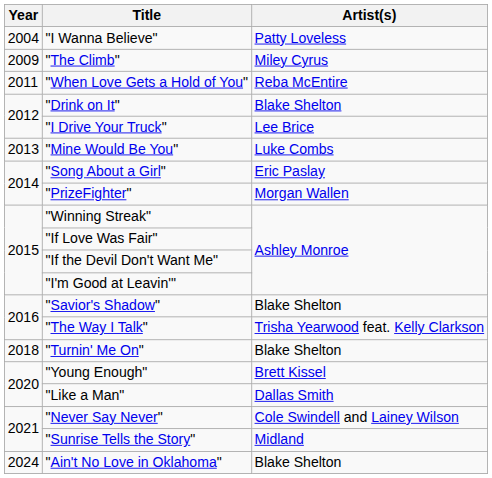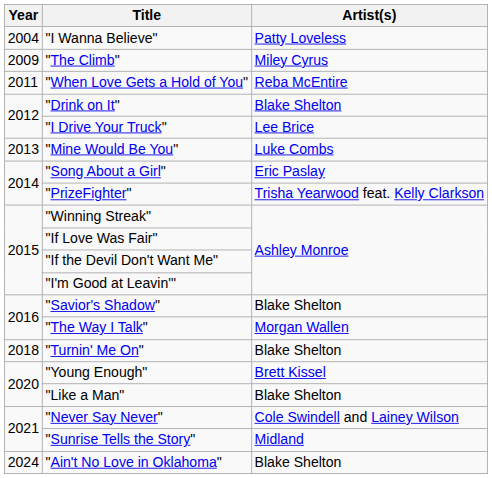(302, 194) Morgan Wallen -> (369, 194) Trisha Yearwood feat. Kelly Clarkson
(369, 328) Trisha Yearwood feat. Kelly Clarkson -> (302, 328) Morgan Wallen
(294, 395) Dallas Smith -> (298, 395) Blake Shelton
